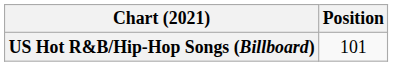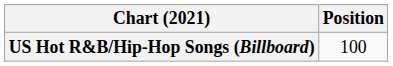(353, 46) 101 -> (353, 46) 100
